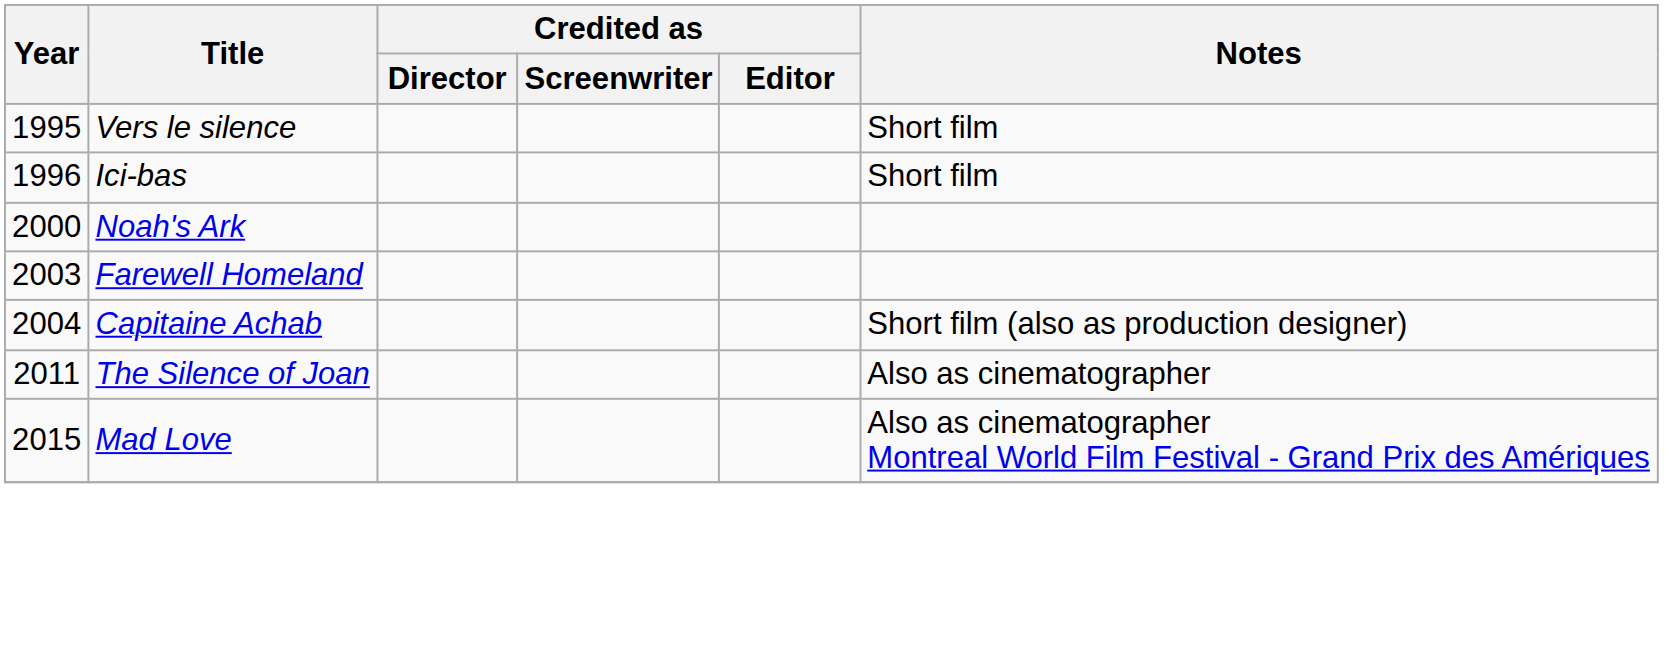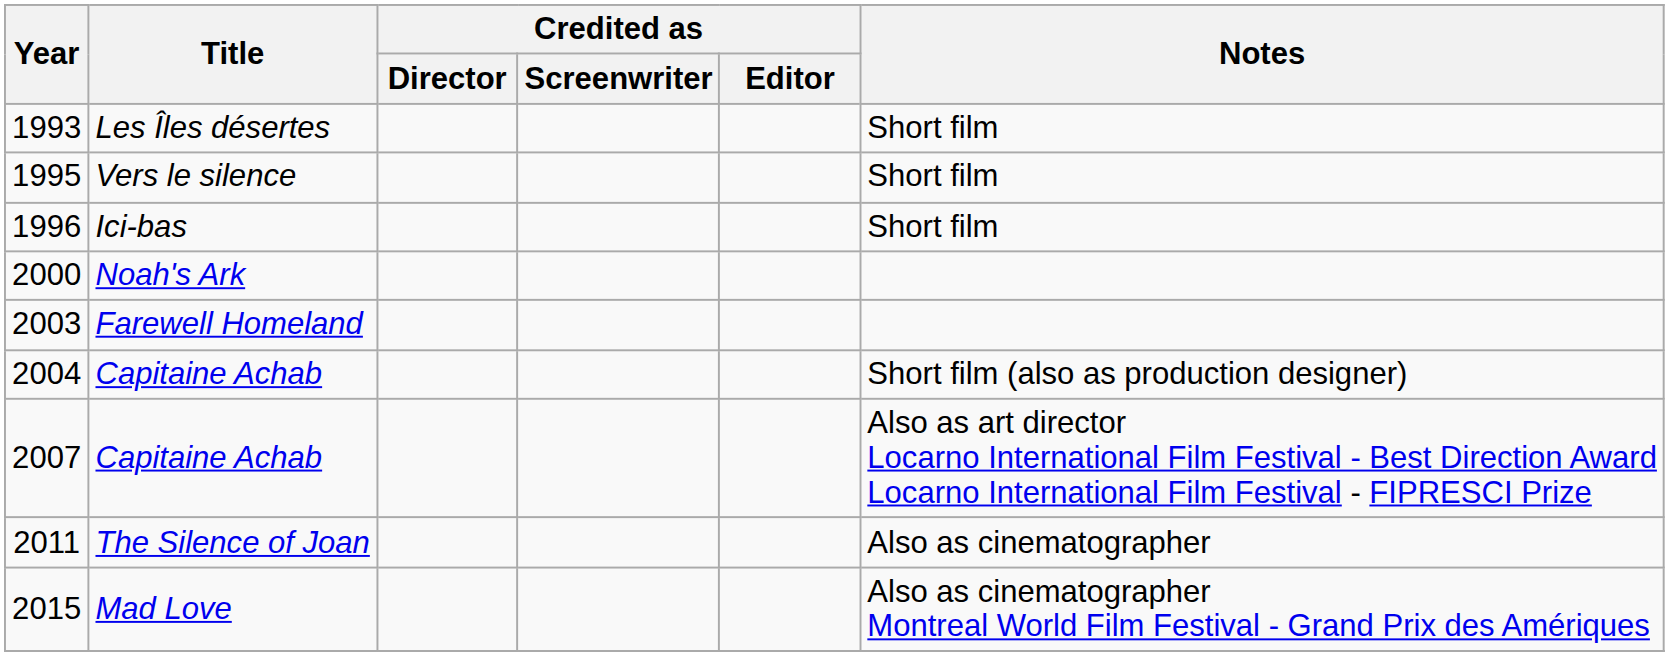+ row: (47, 127)
+ row: (47, 457)
